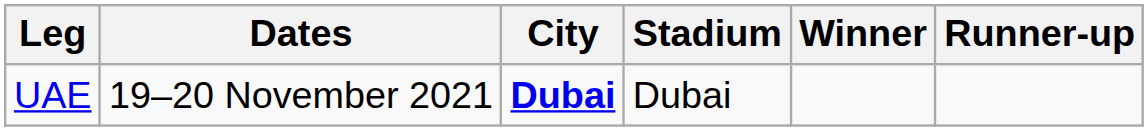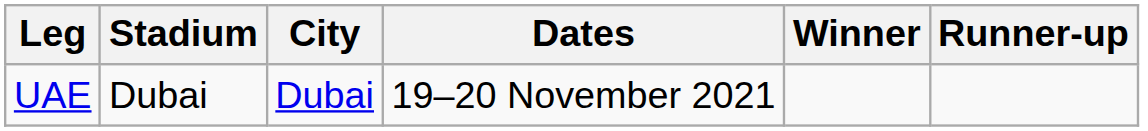columns swapped: (707, 34) <-> (301, 34)
(563, 94) bold -> (325, 94) normal
